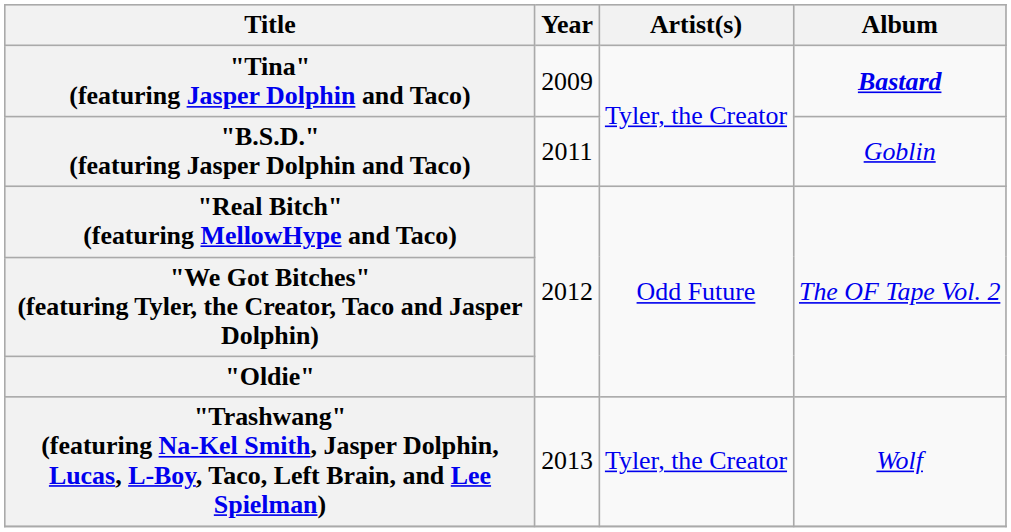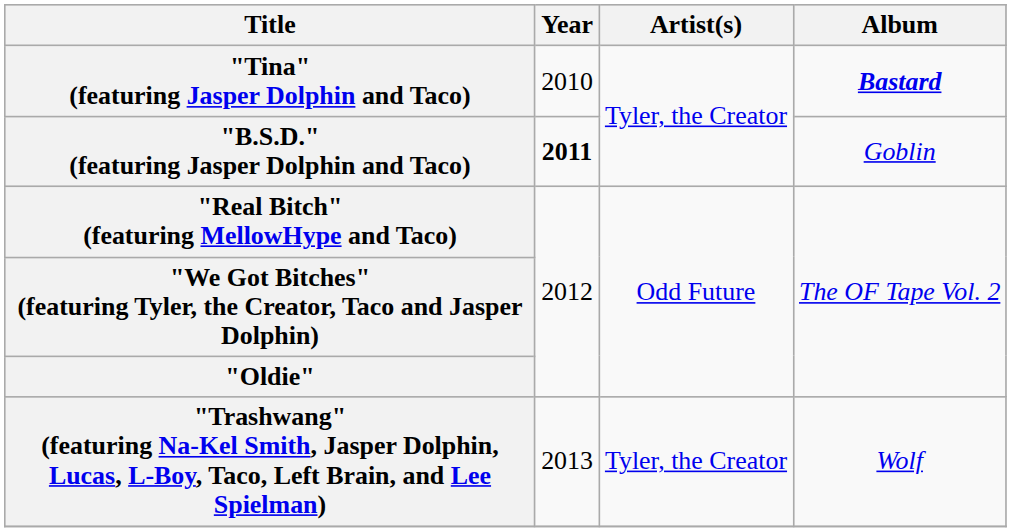(567, 80) 2009 -> (567, 80) 2010
(567, 151) normal -> (567, 151) bold
